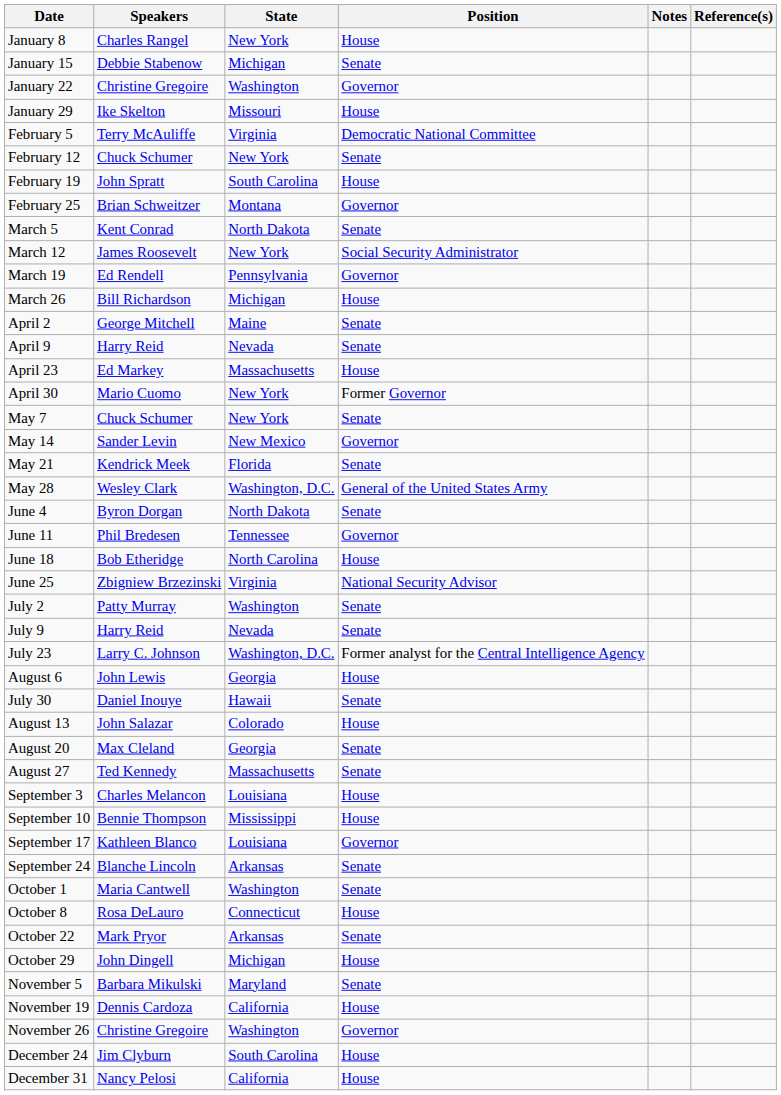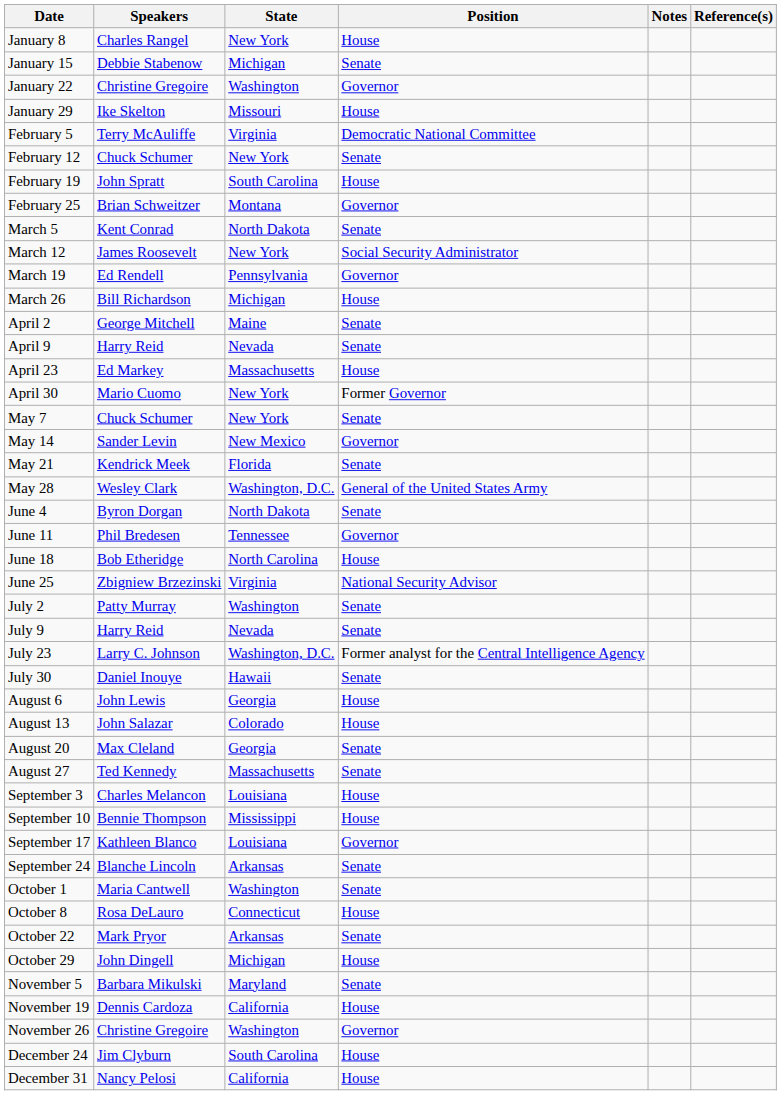rows swapped: (30, 700) <-> (35, 677)
